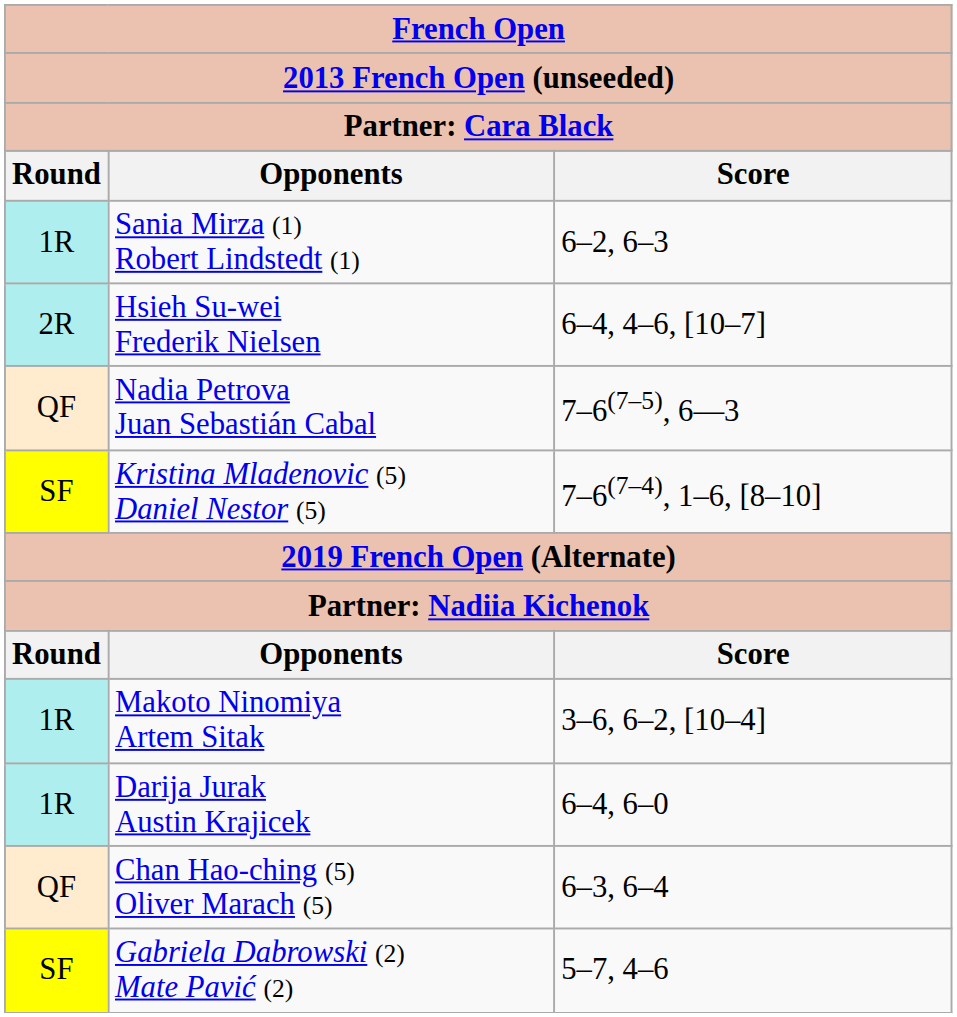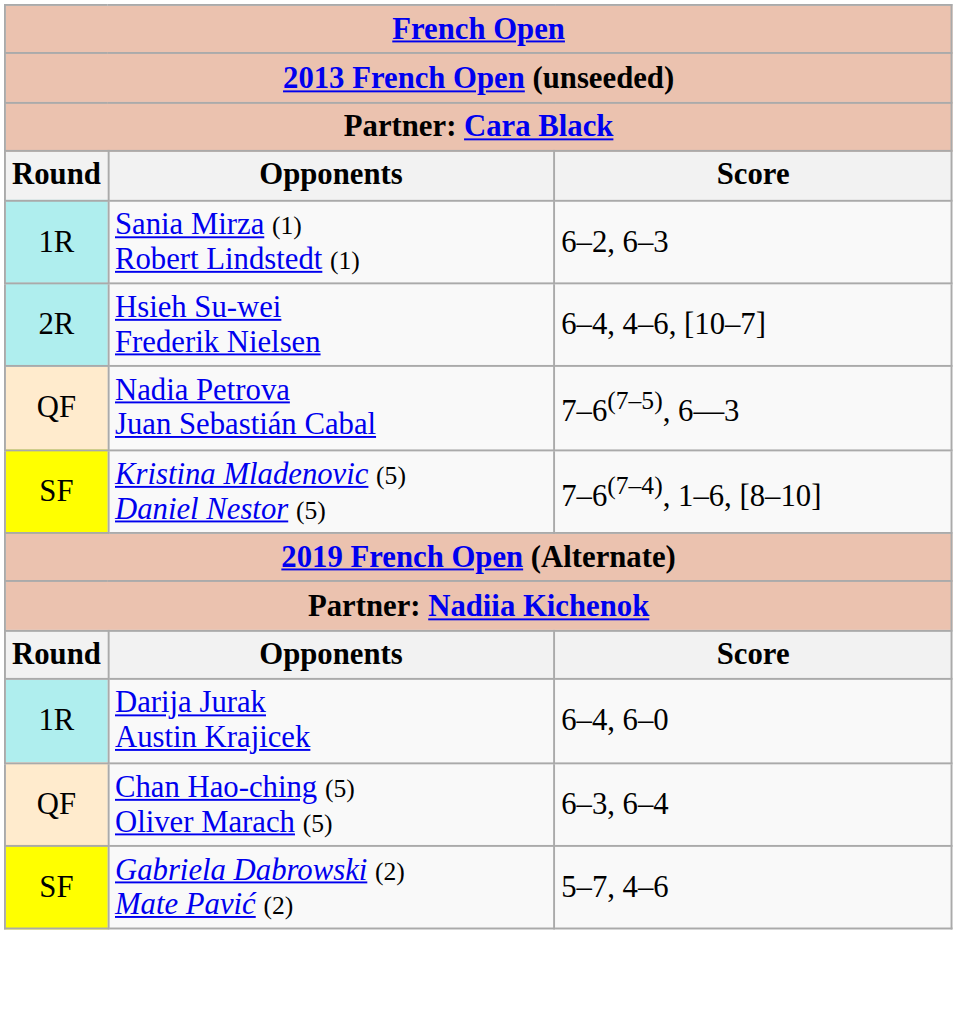- row: (228, 720)
